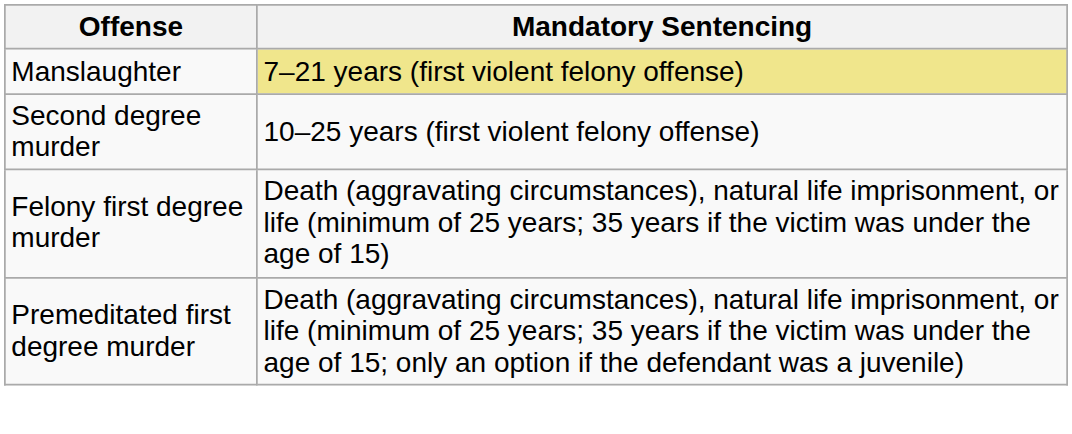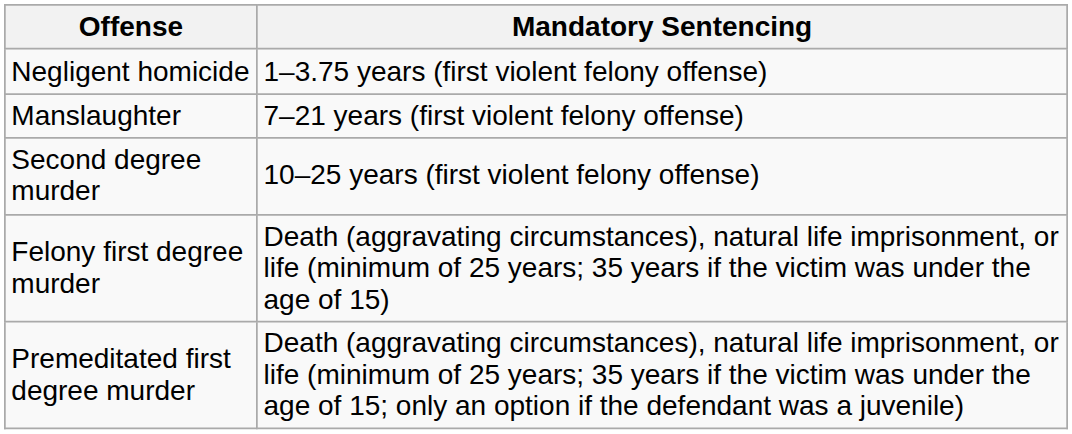+ row: (130, 71)
(504, 71) khaki background -> (504, 115) no background
